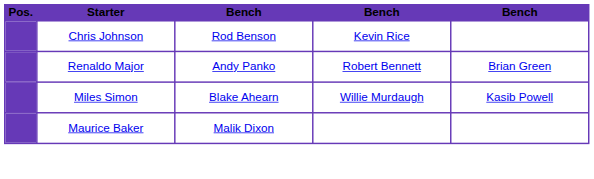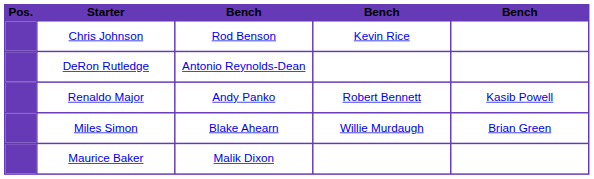+ row: (106, 66)
(520, 66) Brian Green -> (520, 97) Kasib Powell
(520, 97) Kasib Powell -> (520, 128) Brian Green
